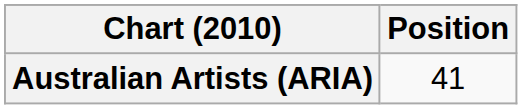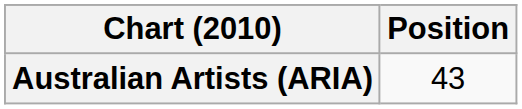(448, 77) 41 -> (448, 77) 43
